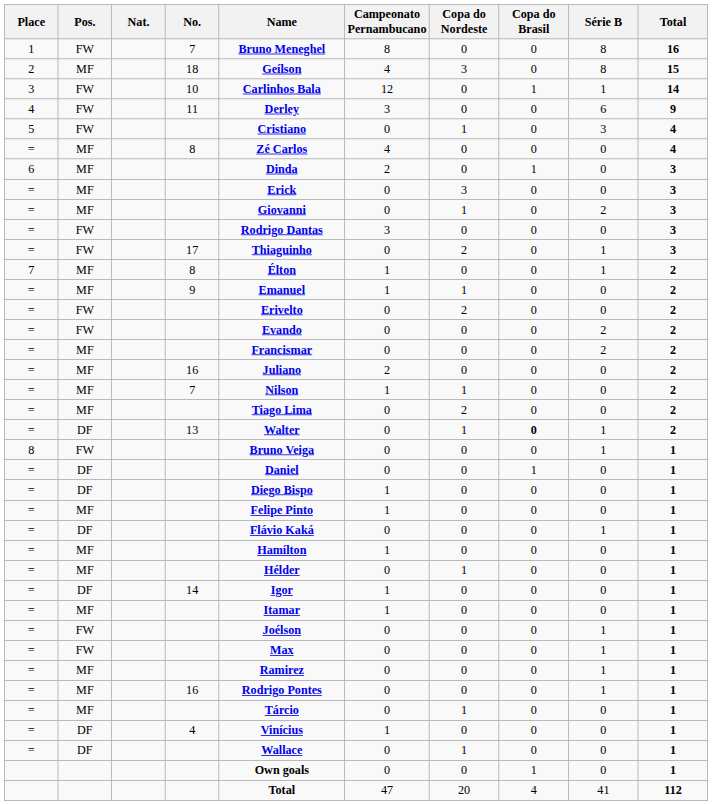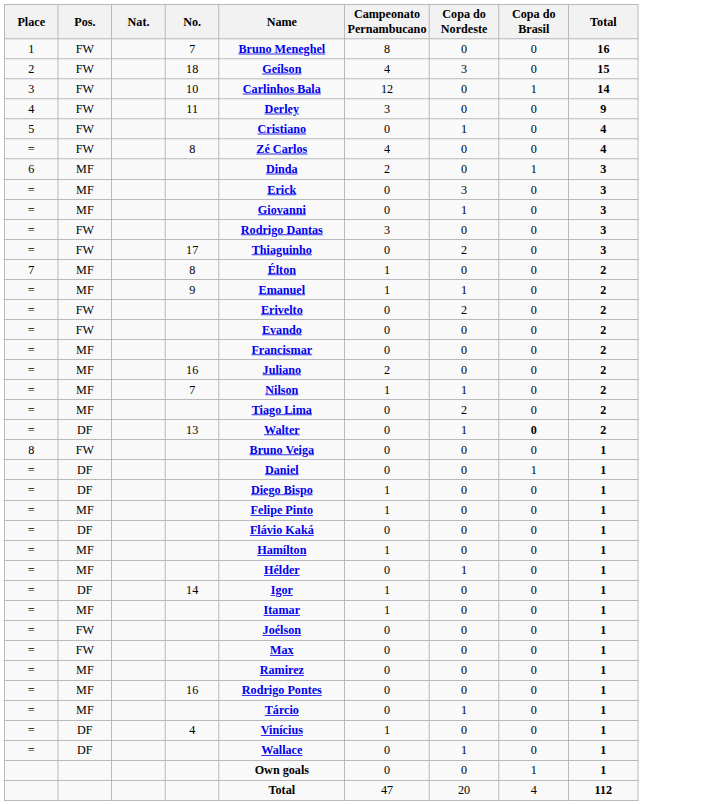- column: (603, 21)
(85, 69) MF -> (85, 69) FW
(85, 149) MF -> (85, 149) FW
